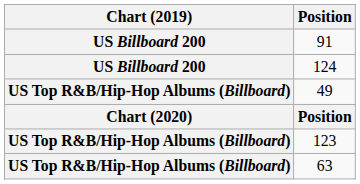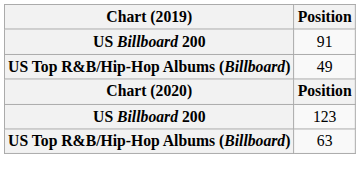- row: (325, 66)
(149, 141) US Top R&B/Hip-Hop Albums (Billboard) -> (149, 116) US Billboard 200
